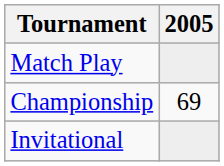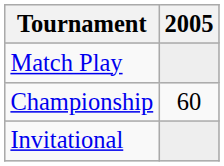(189, 101) 69 -> (189, 101) 60
